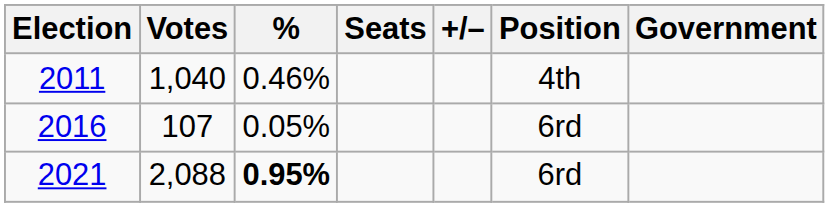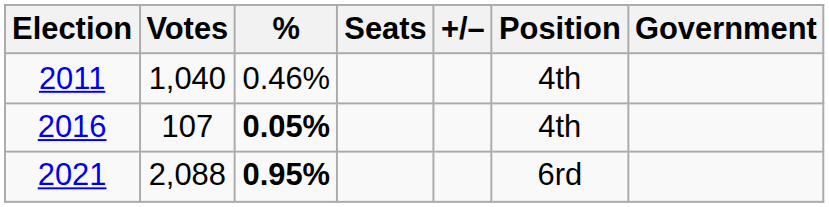(286, 126) normal -> (286, 126) bold
(560, 126) 6rd -> (560, 126) 4th
